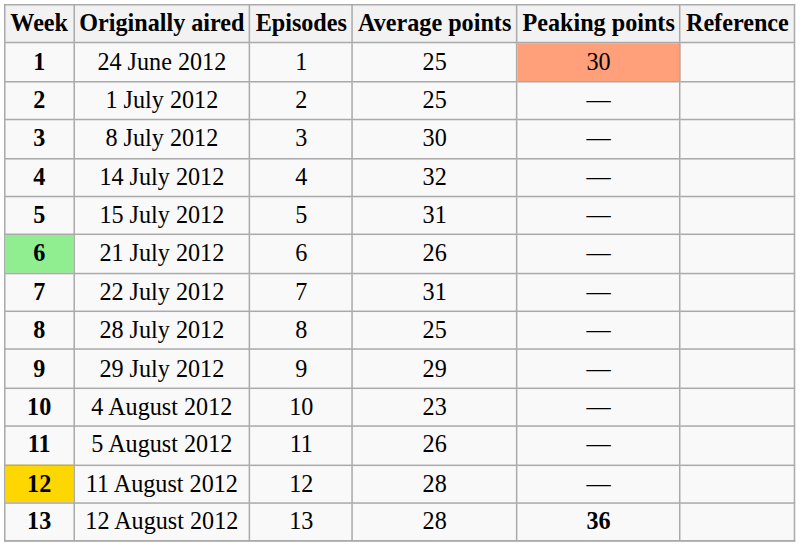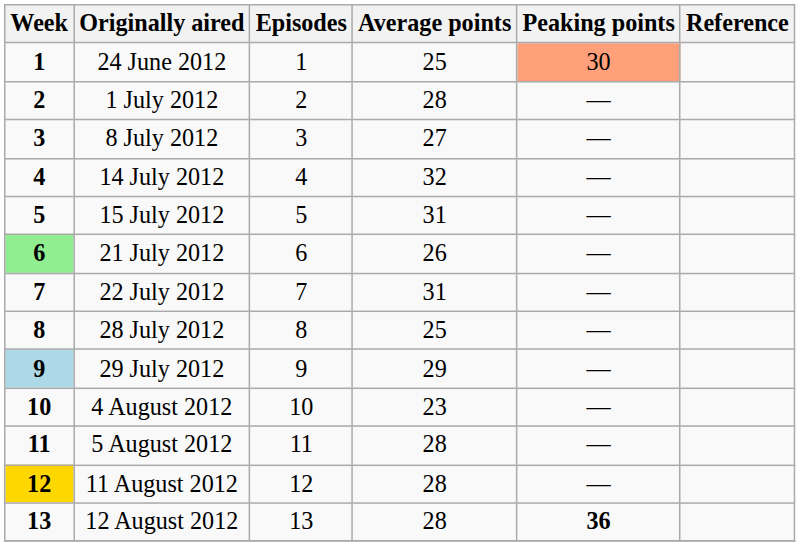(435, 100) 25 -> (435, 100) 28
(435, 138) 30 -> (435, 138) 27
(39, 368) no background -> (39, 368) lightblue background
(435, 445) 26 -> (435, 445) 28
